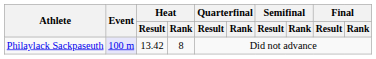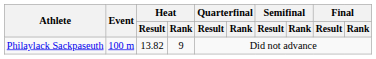(121, 46) lavender background -> (121, 46) no background
(152, 46) 13.42 -> (152, 46) 13.82
(181, 46) 8 -> (181, 46) 9
